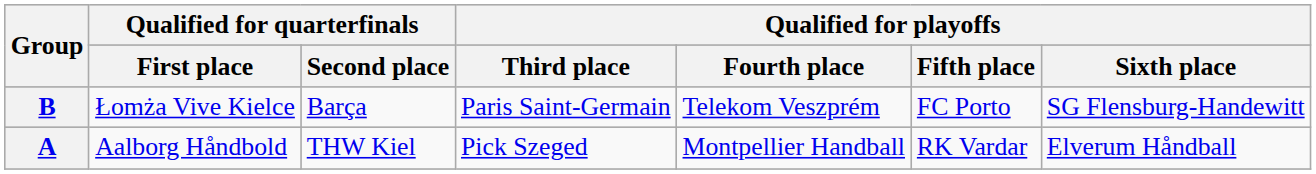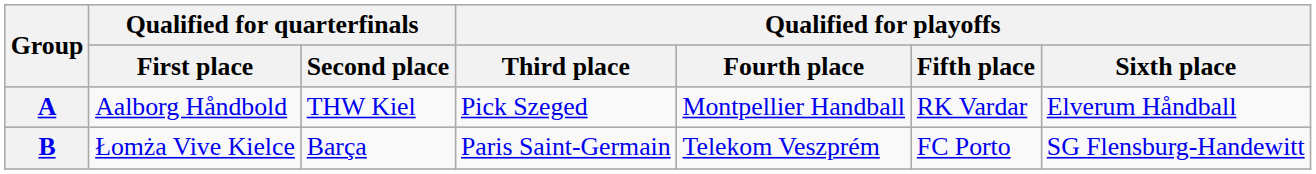rows swapped: (47, 147) <-> (47, 106)
